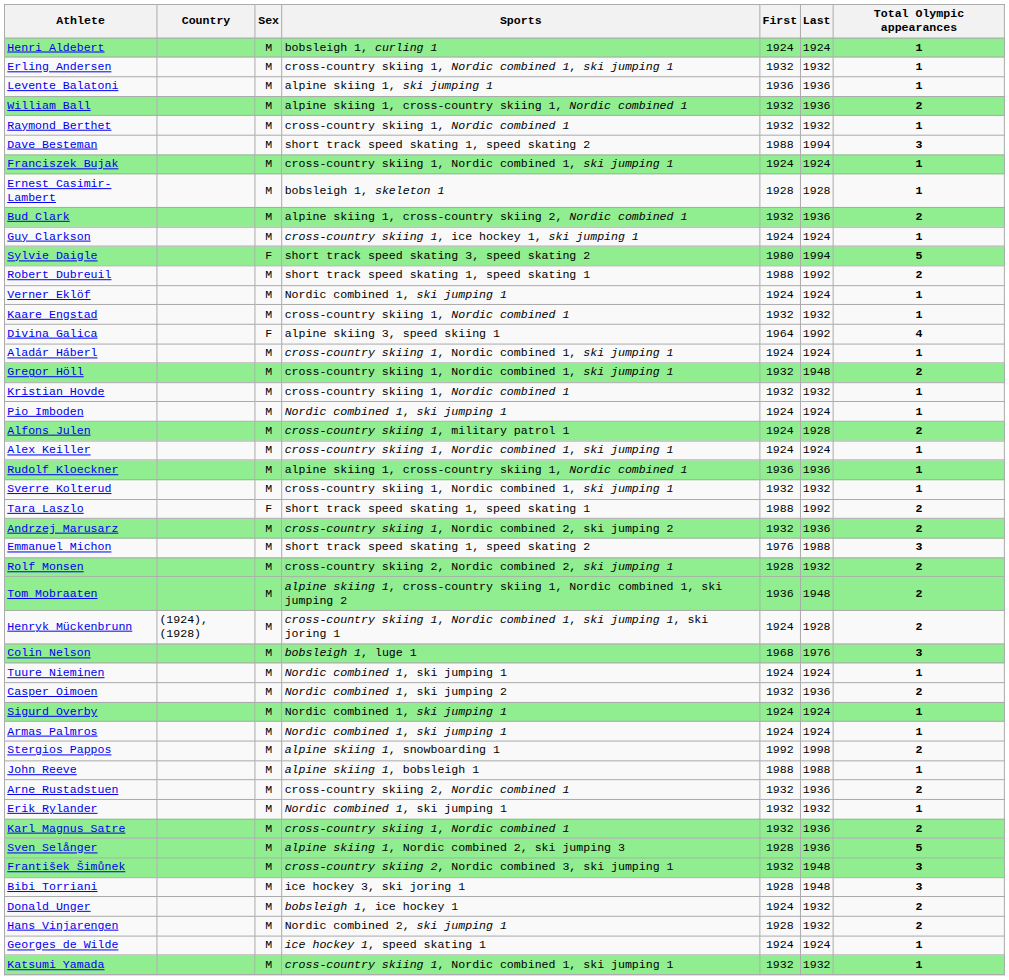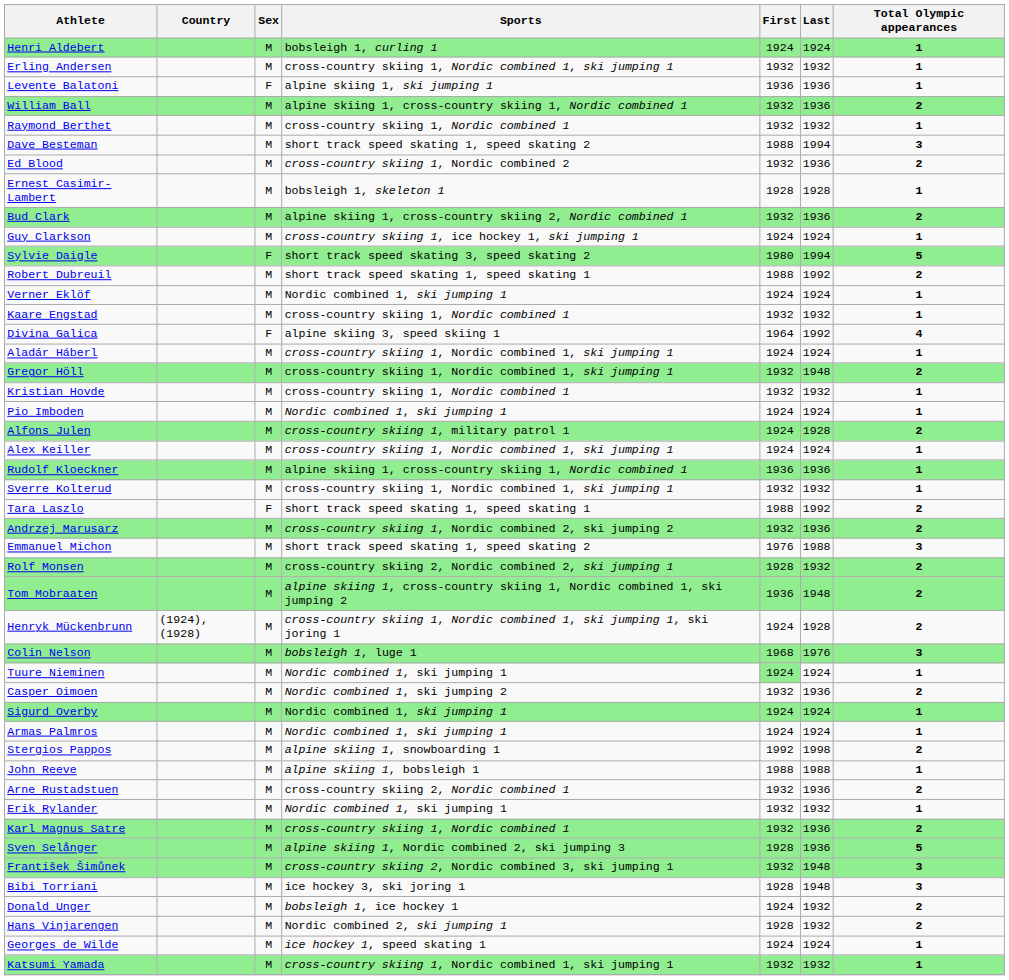(269, 86) M -> (269, 86) F
+ row: (35, 164)
- row: (63, 164)
(780, 673) no background -> (780, 673) lightgreen background
